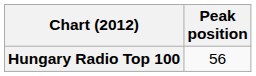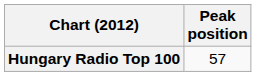(218, 58) 56 -> (218, 58) 57
